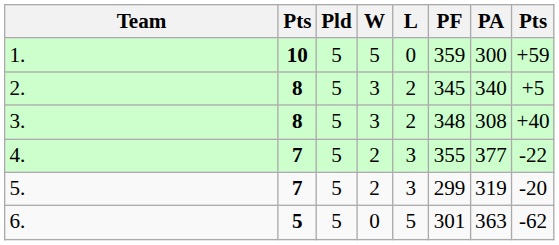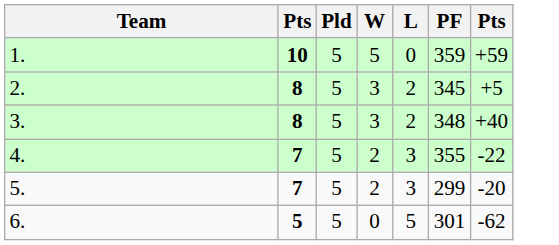- column: (491, 21)
